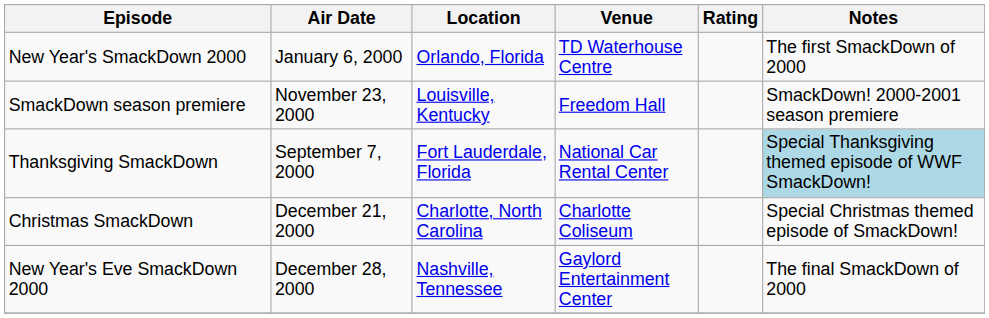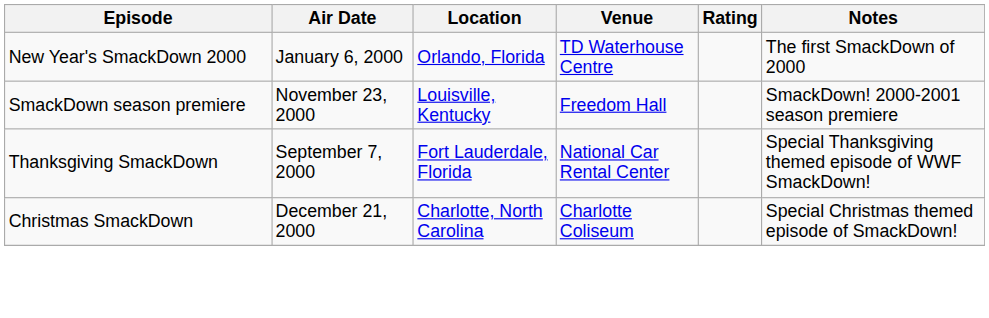(864, 163) lightblue background -> (864, 163) no background
- row: (123, 279)
